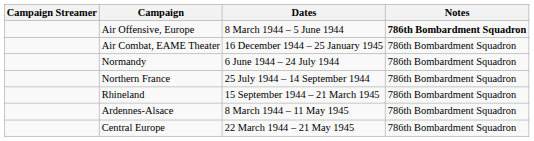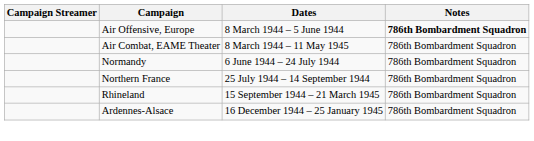(304, 45) 16 December 1944 – 25 January 1945 -> (287, 45) 8 March 1944 – 11 May 1945
(287, 111) 8 March 1944 – 11 May 1945 -> (304, 111) 16 December 1944 – 25 January 1945
- row: (133, 128)
